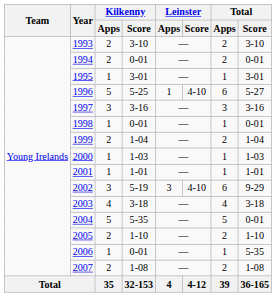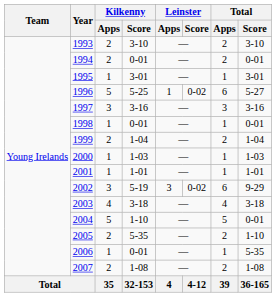(197, 92) 4-10 -> (197, 92) 0-02
(197, 188) 4-10 -> (197, 188) 0-02
(139, 220) 5-35 -> (139, 220) 1-10
(139, 236) 1-10 -> (139, 236) 5-35
